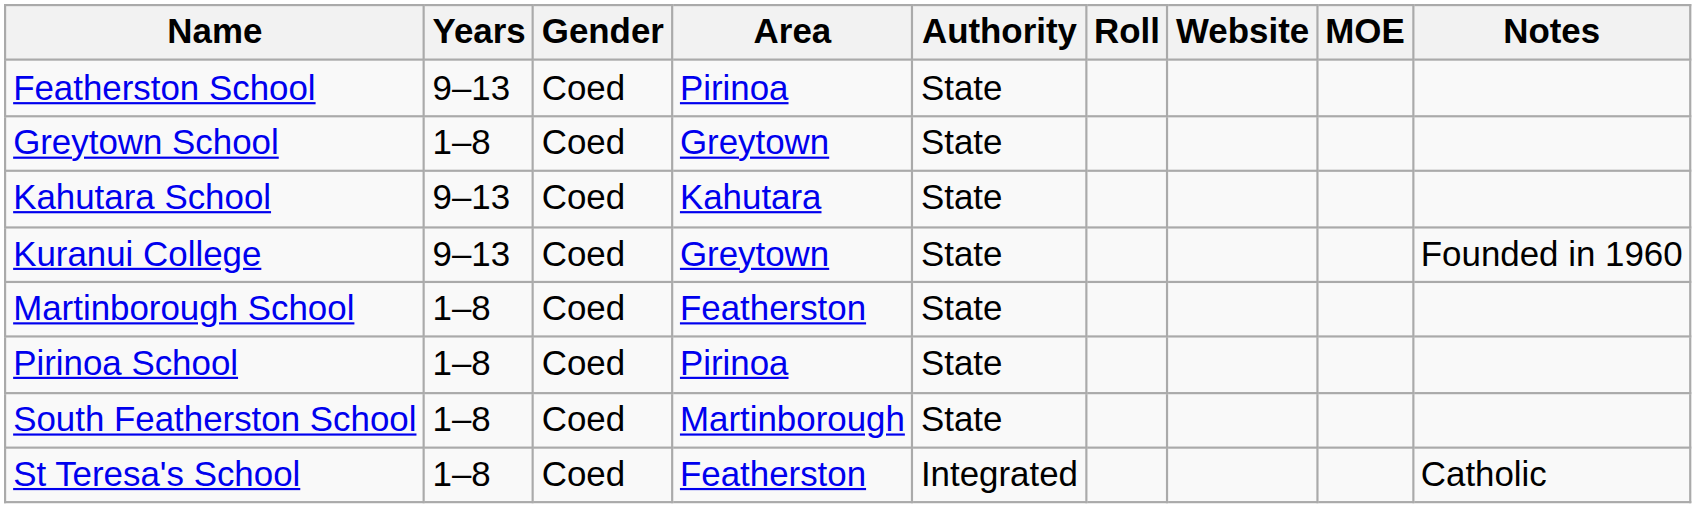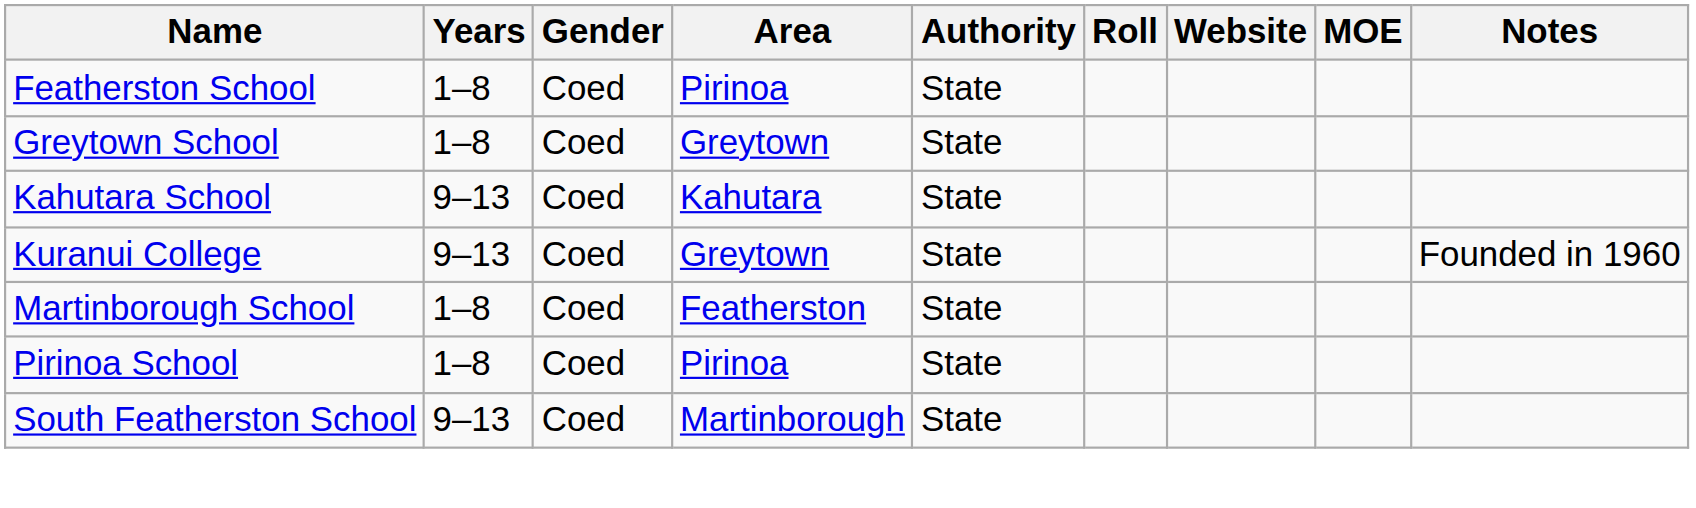(471, 87) 9–13 -> (462, 87) 1–8
(462, 419) 1–8 -> (471, 419) 9–13
- row: (157, 474)
